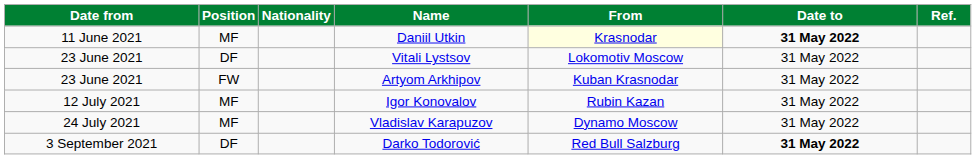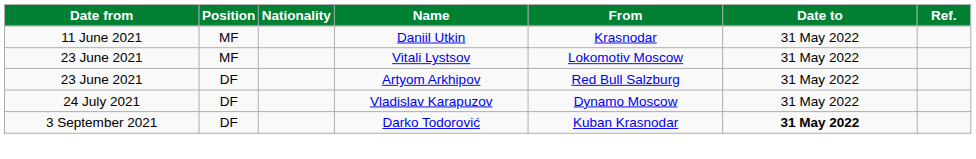(626, 37) lightyellow background -> (626, 37) no background
(820, 37) bold -> (820, 37) normal
(229, 58) DF -> (229, 58) MF
(229, 80) FW -> (229, 80) DF
(626, 80) Kuban Krasnodar -> (626, 80) Red Bull Salzburg
- row: (431, 101)
(229, 122) MF -> (229, 101) DF
(626, 144) Red Bull Salzburg -> (626, 122) Kuban Krasnodar
